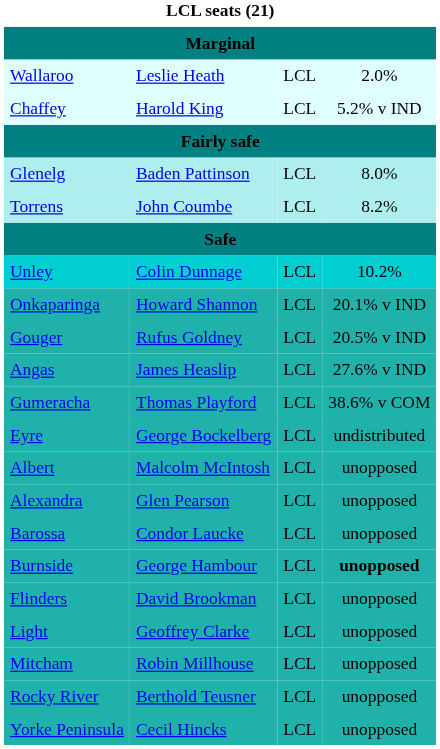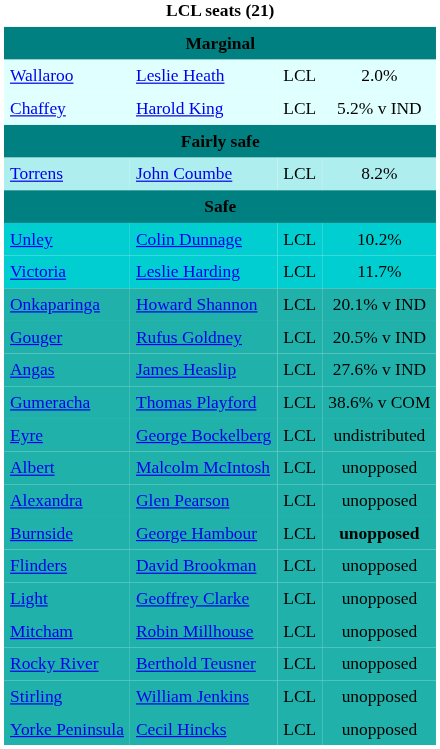- row: (38, 173)
+ row: (38, 271)
- row: (38, 532)
+ row: (36, 696)
